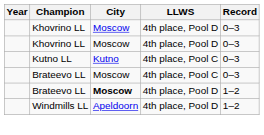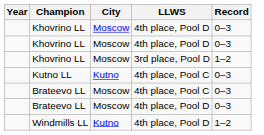+ row: (59, 59)
(113, 91) bold -> (111, 106) normal
(231, 91) 1–2 -> (223, 106) 0–3
(116, 106) Apeldoorn -> (106, 122) Kutno
